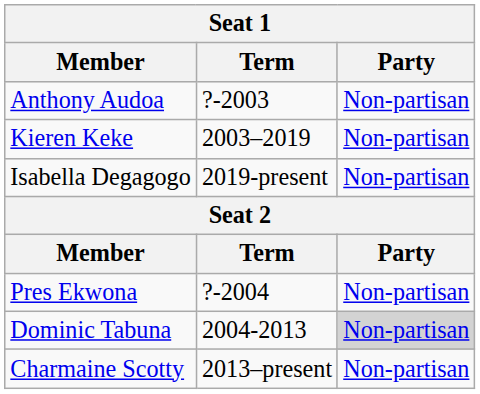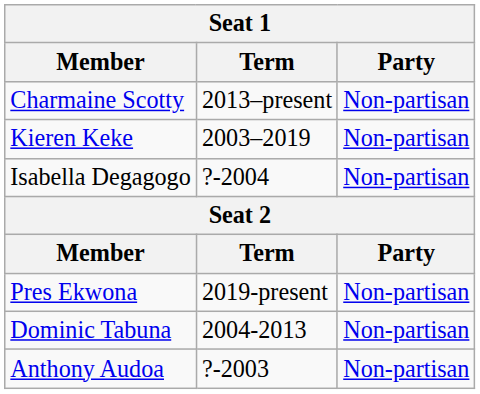rows swapped: (87, 100) <-> (97, 368)
(265, 176) 2019-present -> (235, 176) ?-2004
(235, 291) ?-2004 -> (265, 291) 2019-present
(406, 330) lightgrey background -> (406, 330) no background
